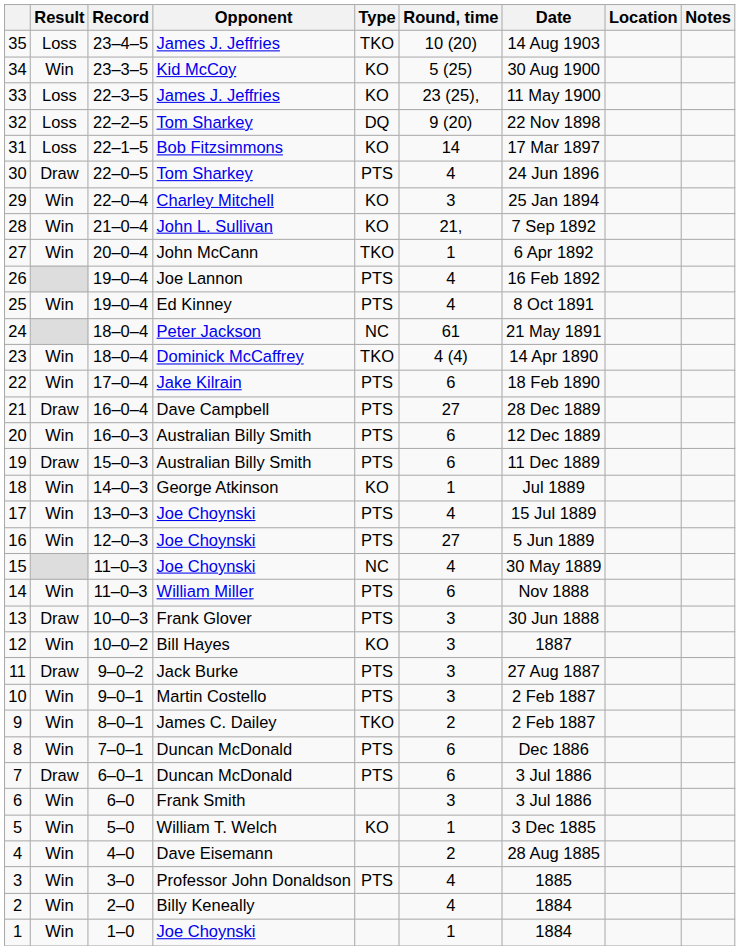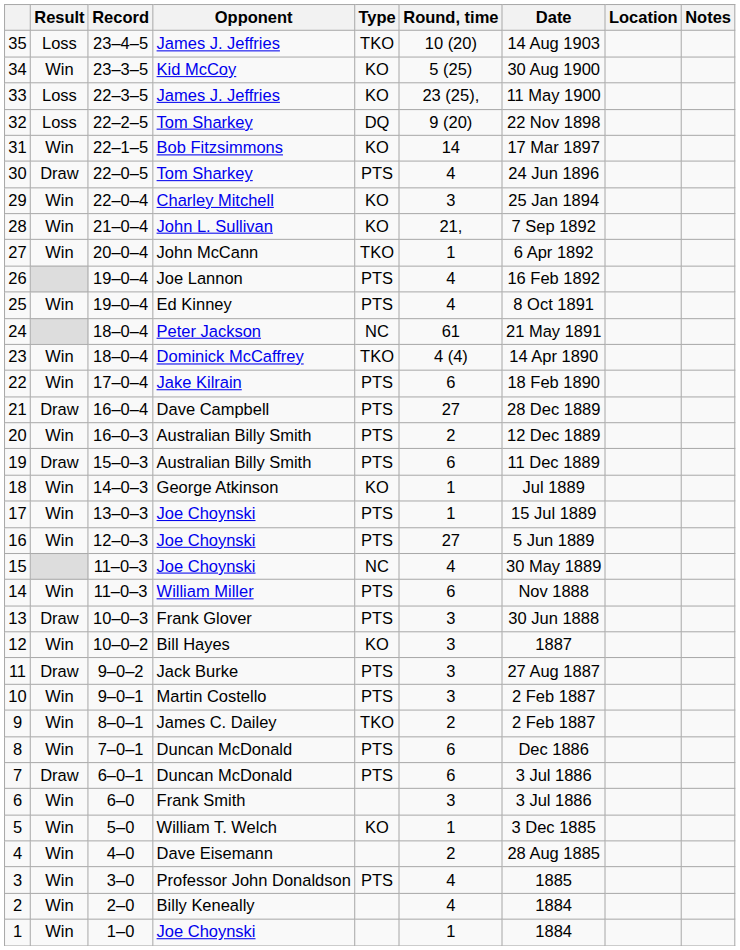(59, 148) Loss -> (59, 148) Win
(451, 435) 6 -> (451, 435) 2
(451, 514) 4 -> (451, 514) 1
